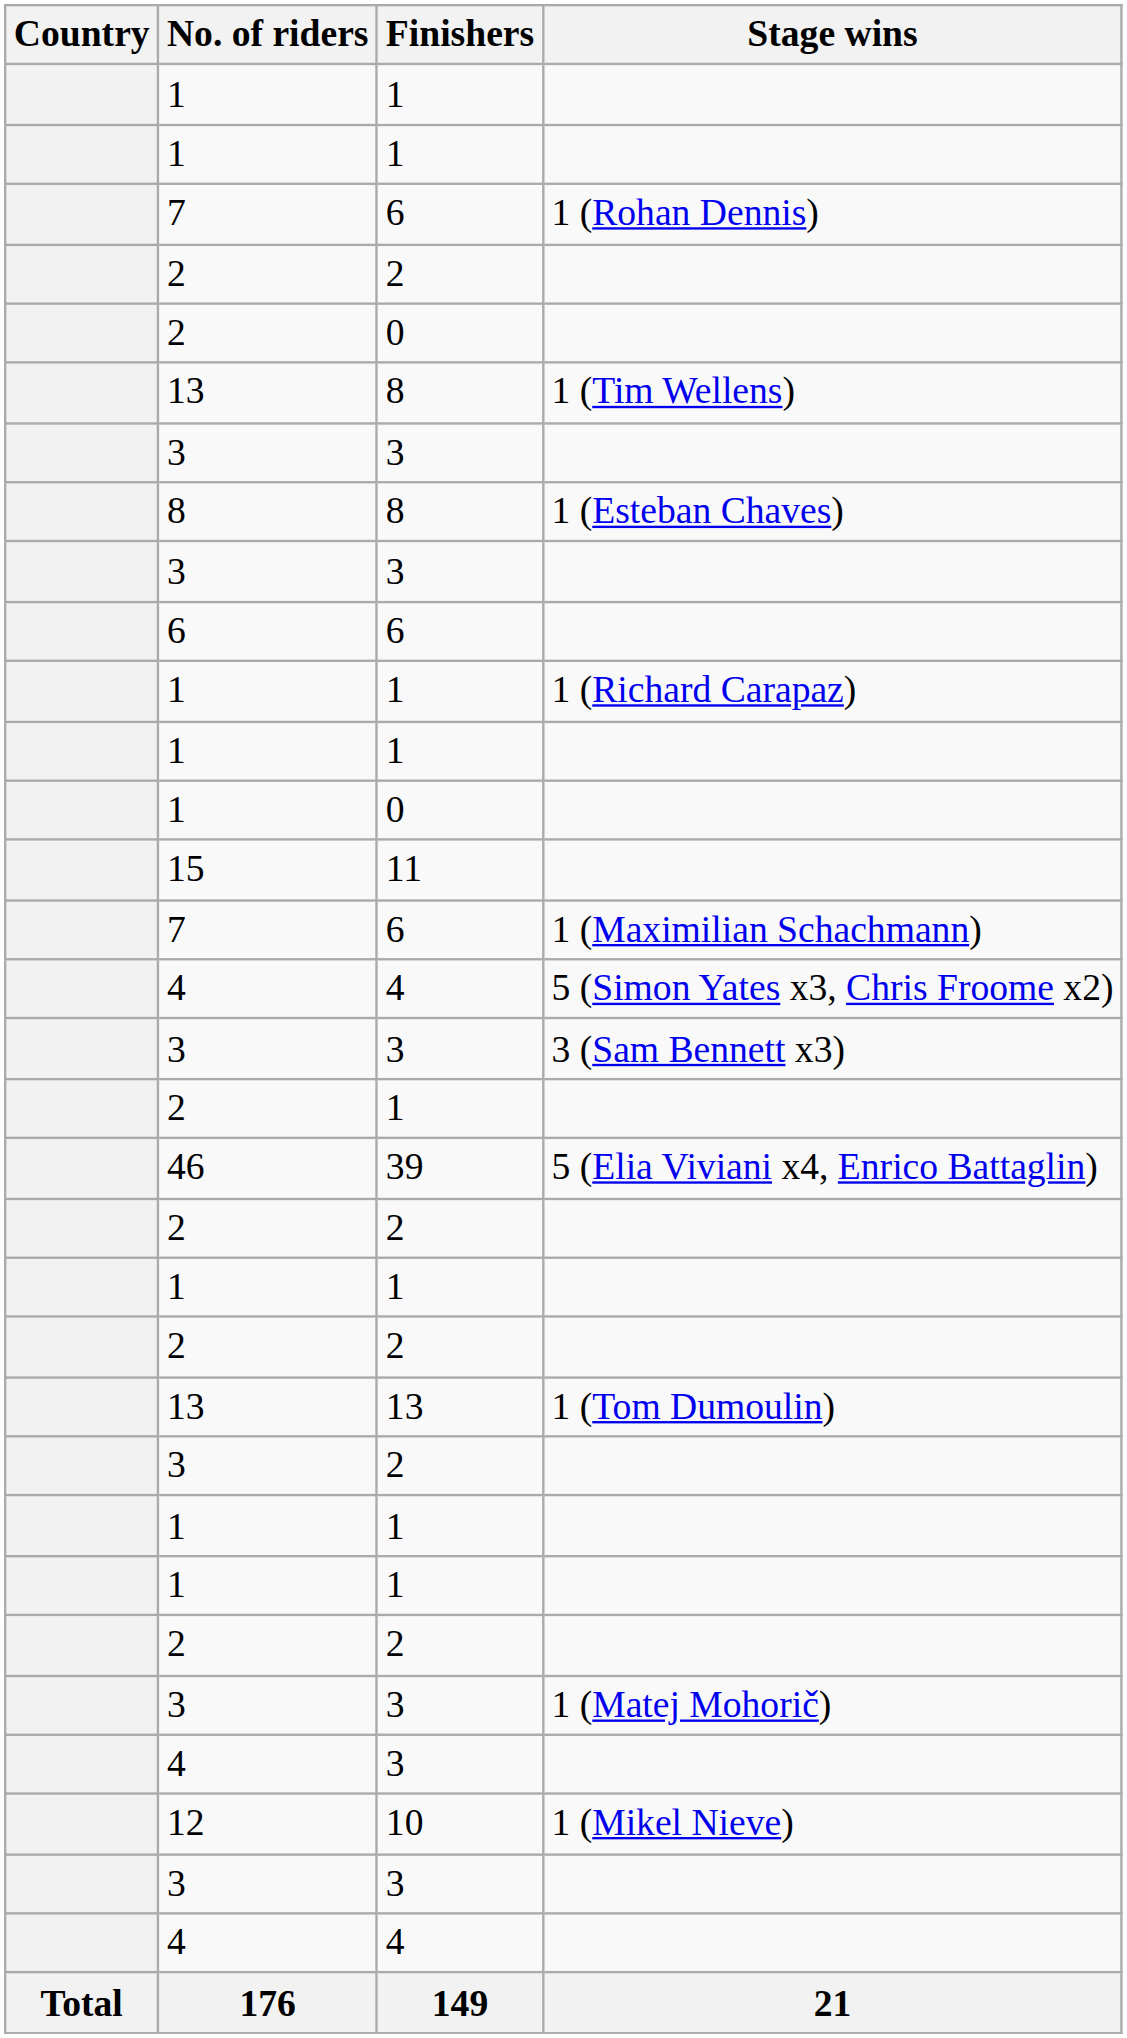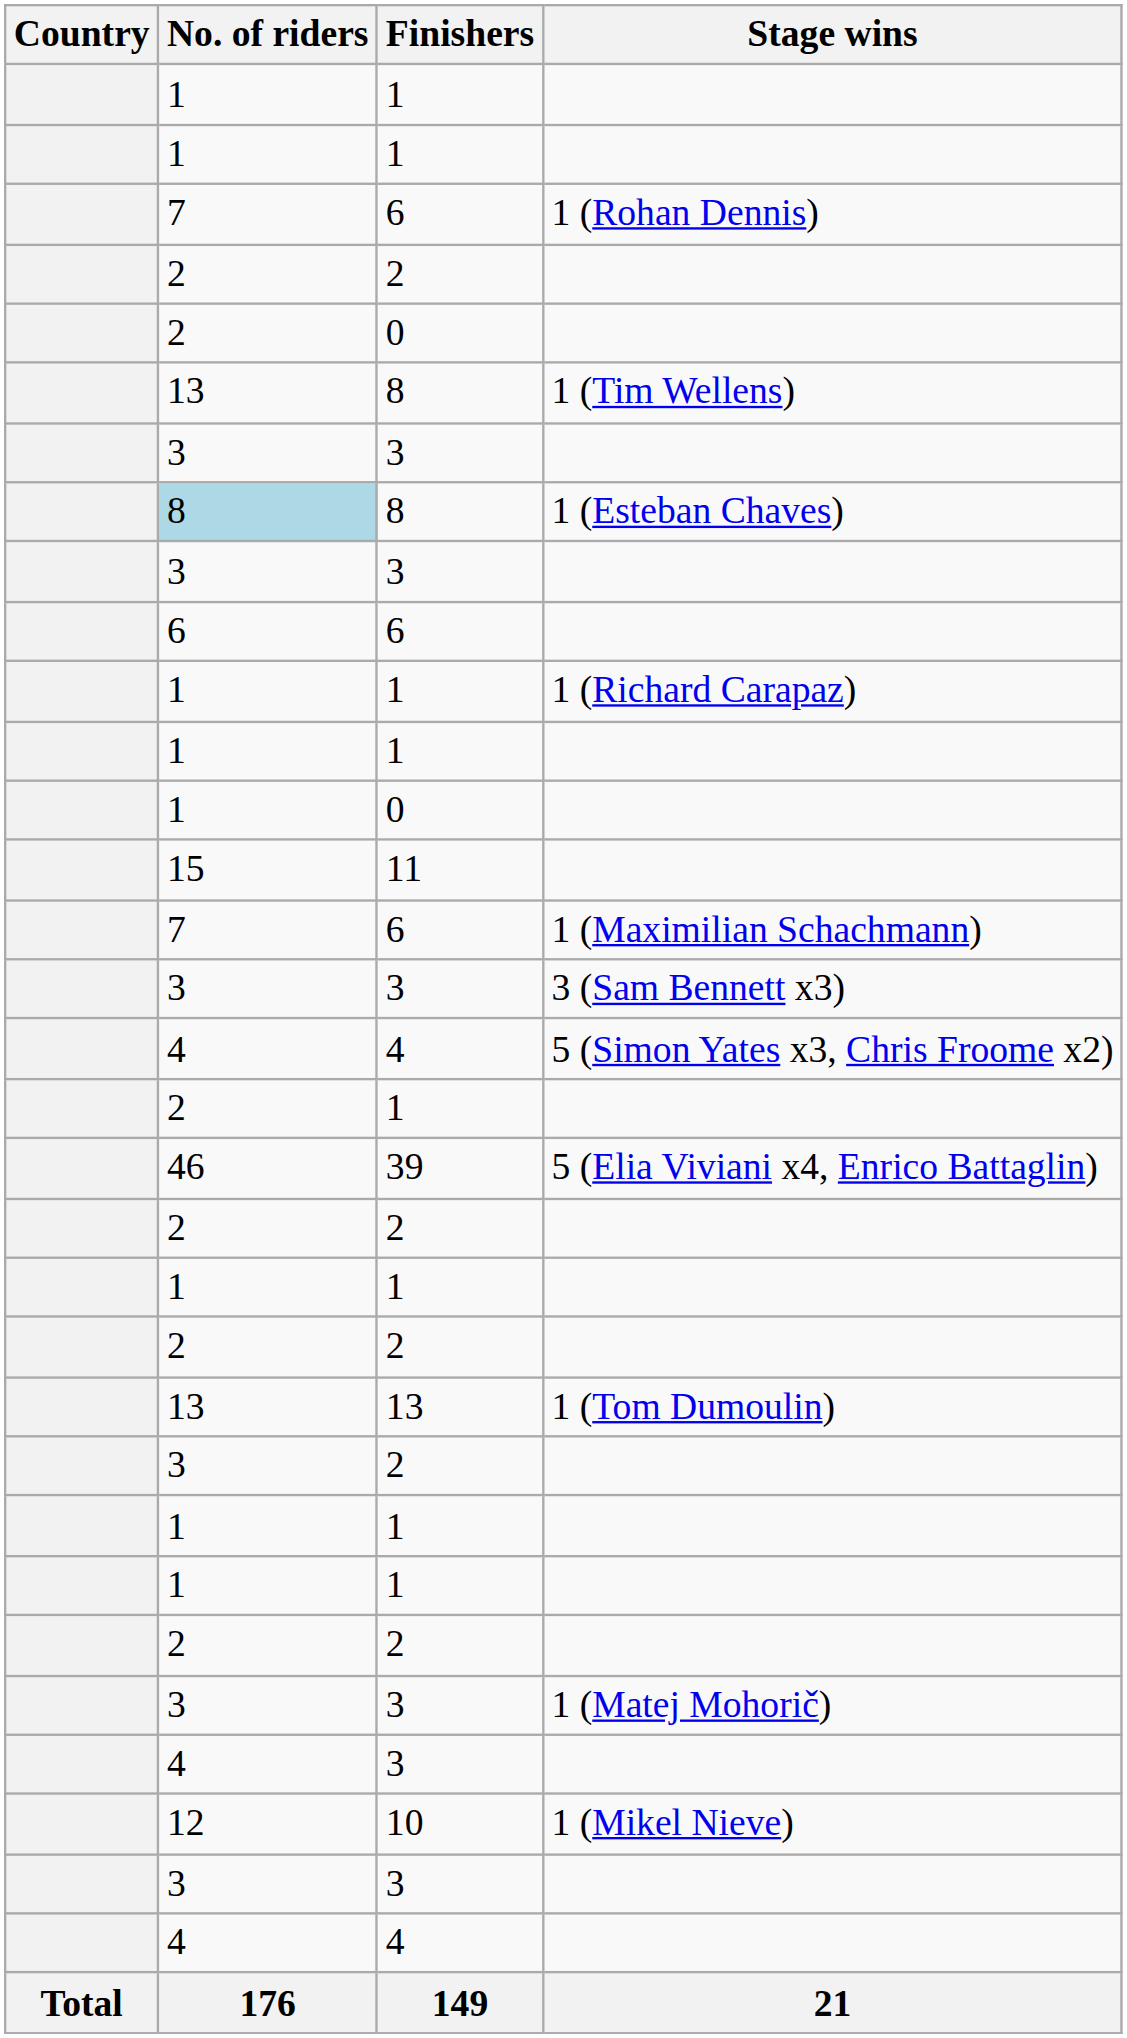(176, 511) no background -> (176, 511) lightblue background
rows swapped: (395, 988) <-> (395, 1048)
